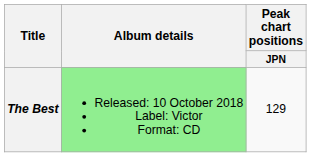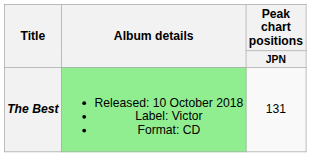(276, 109) 129 -> (276, 109) 131
